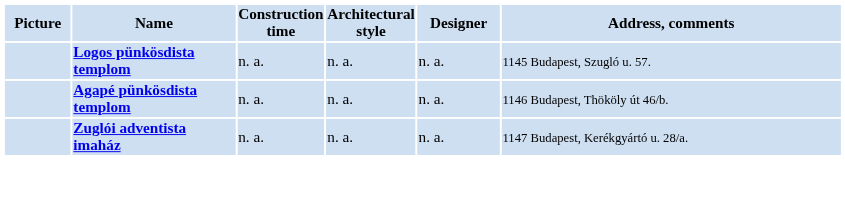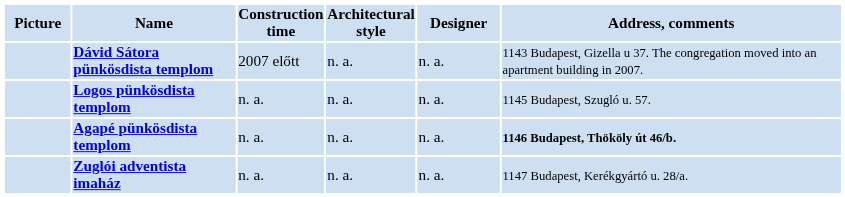+ row: (143, 60)
(586, 99) normal -> (589, 136) bold
